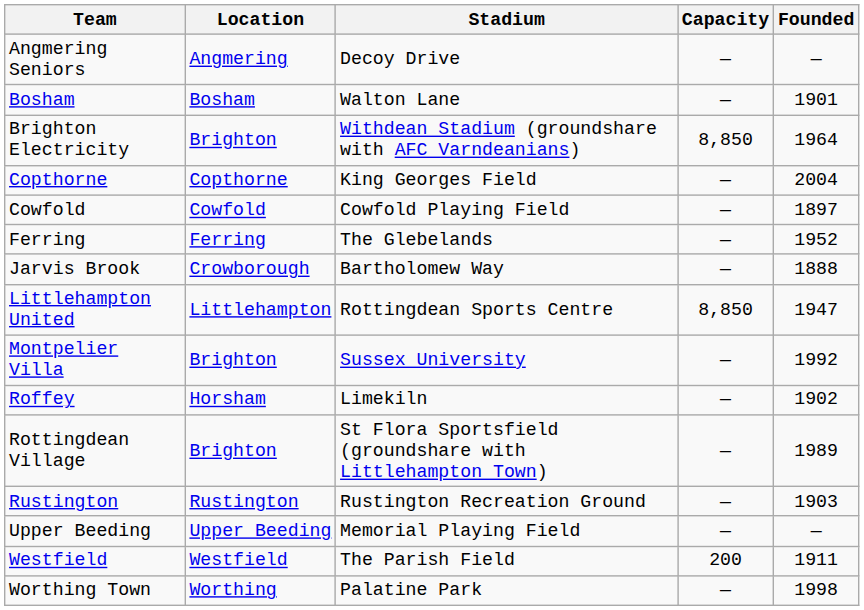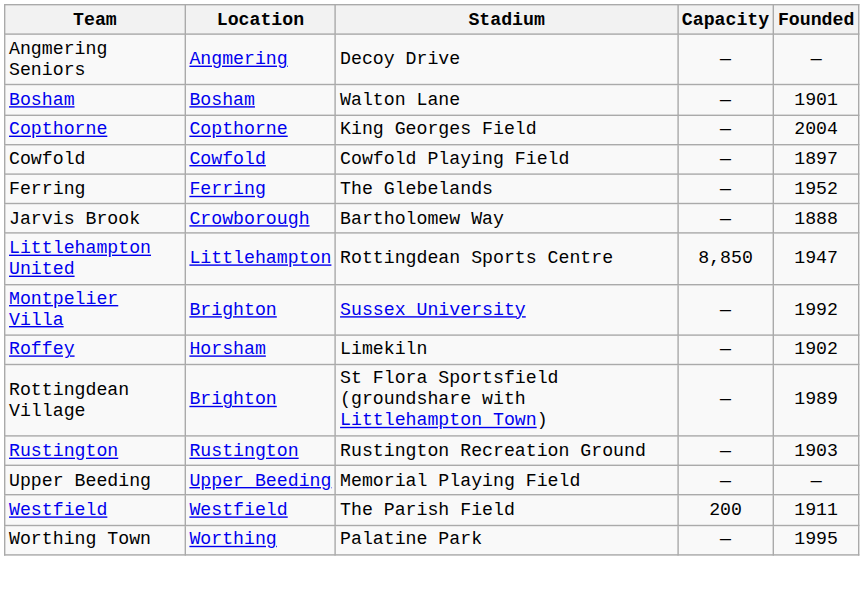- row: (69, 140)
(816, 590) 1998 -> (816, 540) 1995
